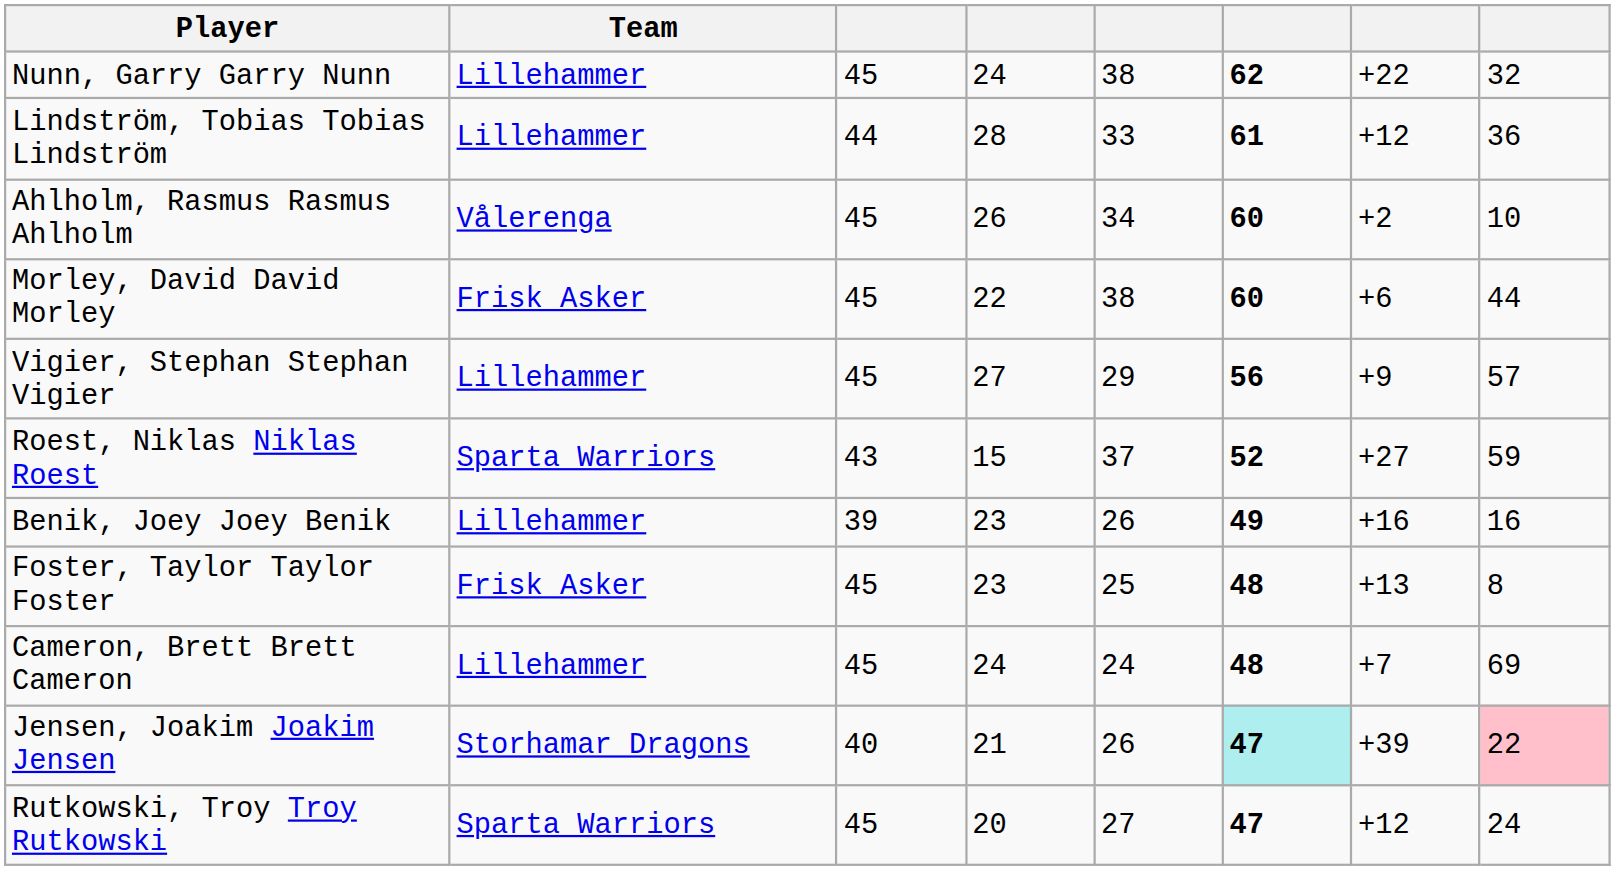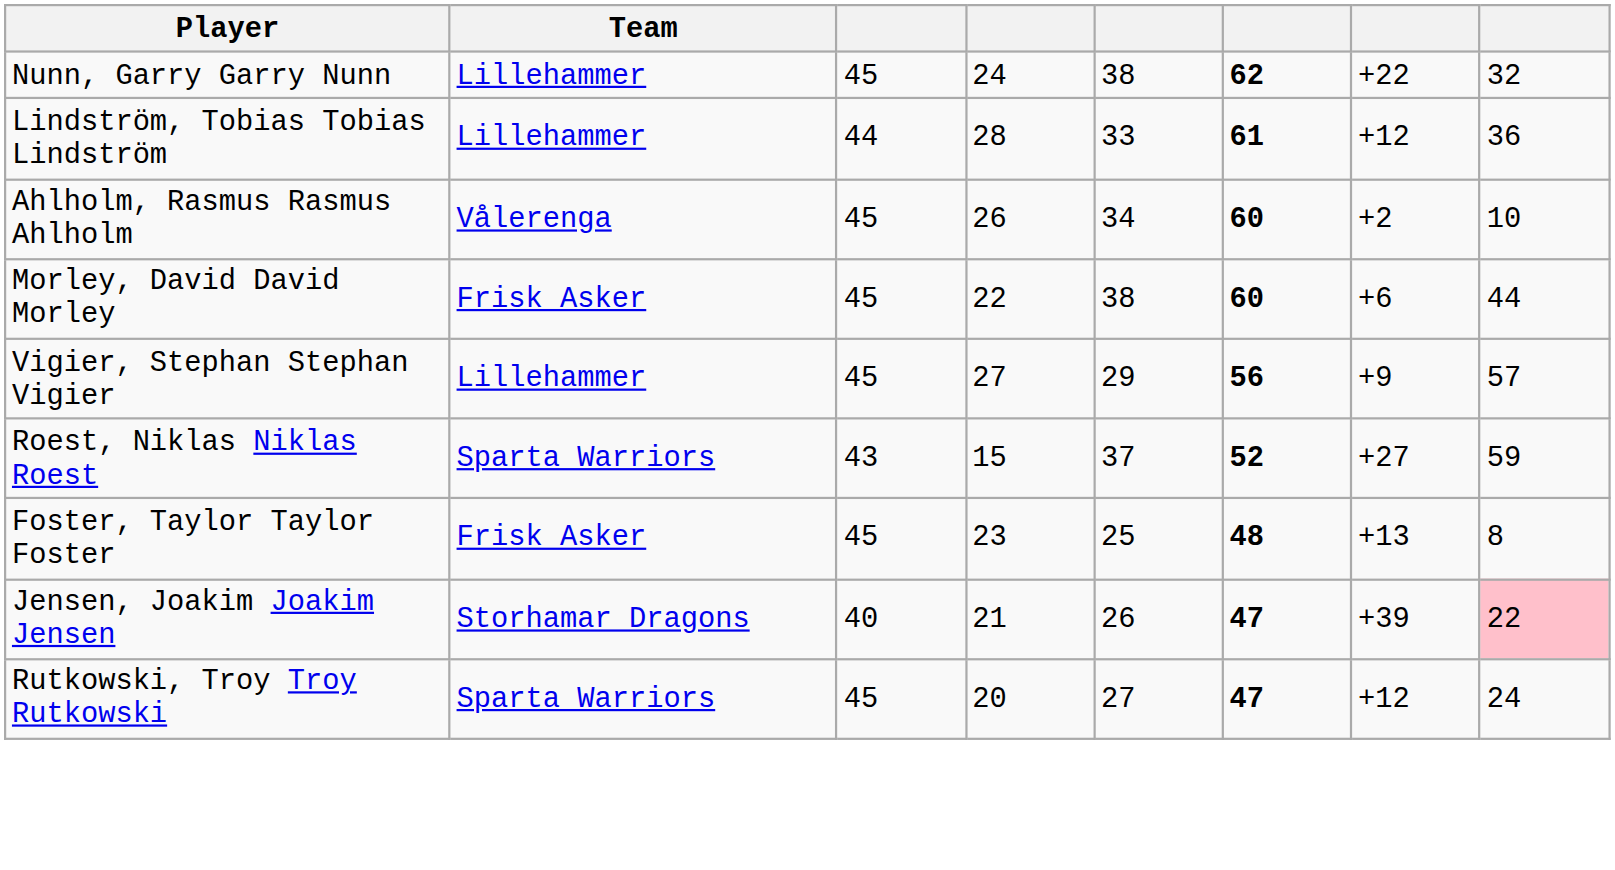- row: (202, 522)
- row: (184, 665)
(1247, 745) paleturquoise background -> (1247, 619) no background
